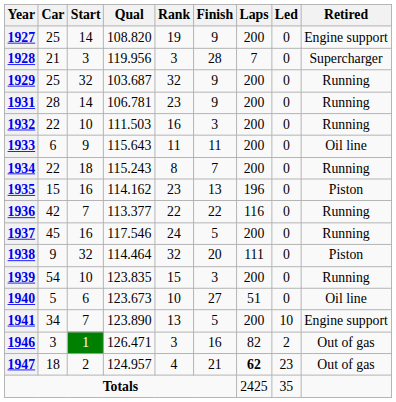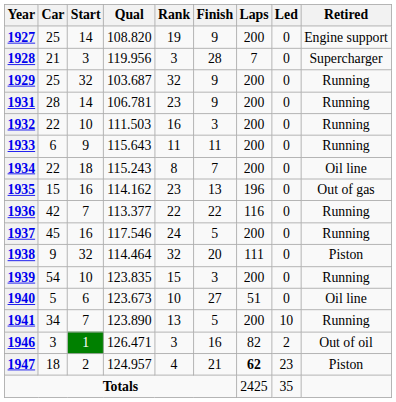(346, 146) Oil line -> (346, 146) Running
(346, 168) Running -> (346, 168) Oil line
(346, 189) Piston -> (346, 189) Out of gas
(346, 320) Engine support -> (346, 320) Running
(346, 342) Out of gas -> (346, 342) Out of oil
(346, 364) Out of gas -> (346, 364) Piston
